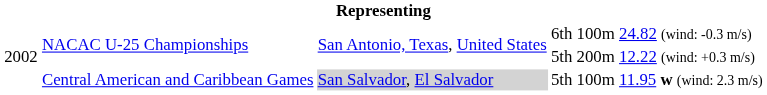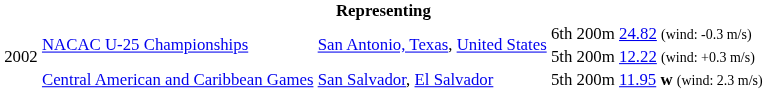(596, 33) 100m -> (596, 33) 200m
(406, 79) lightgrey background -> (406, 79) no background
(596, 79) 100m -> (596, 79) 200m
